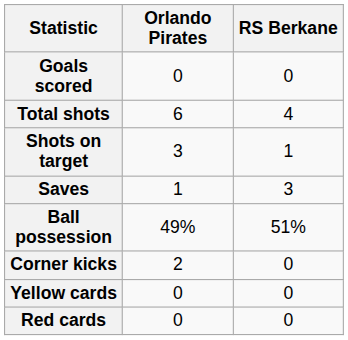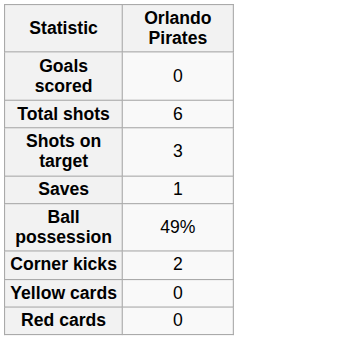- column: (288, 28)
